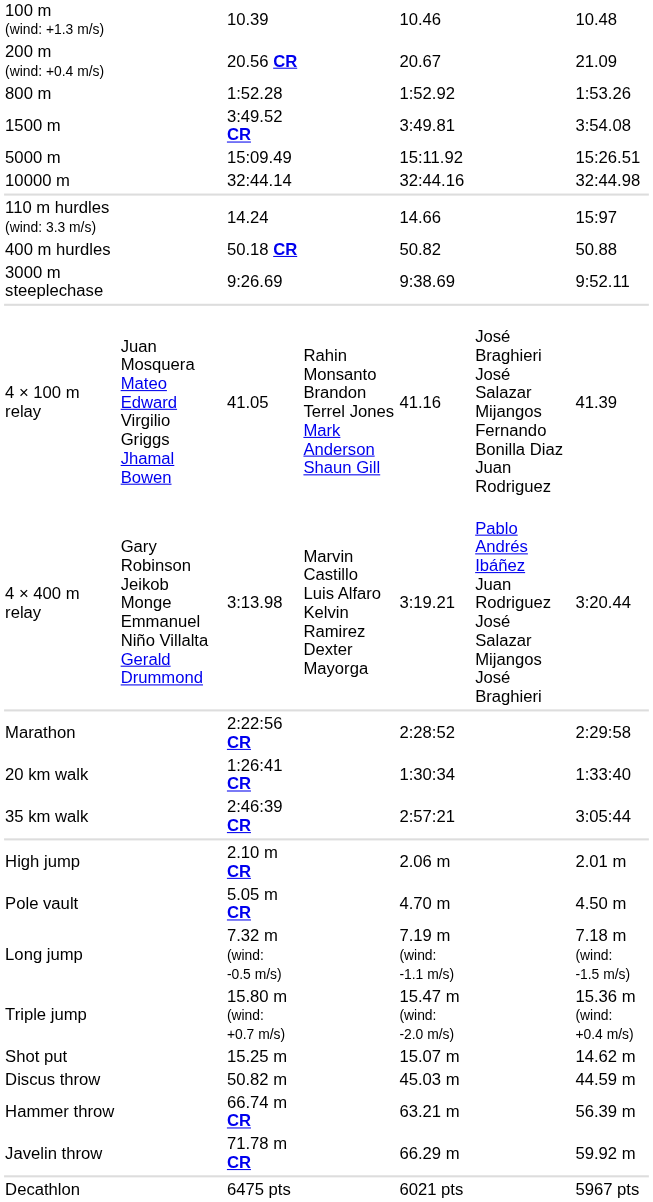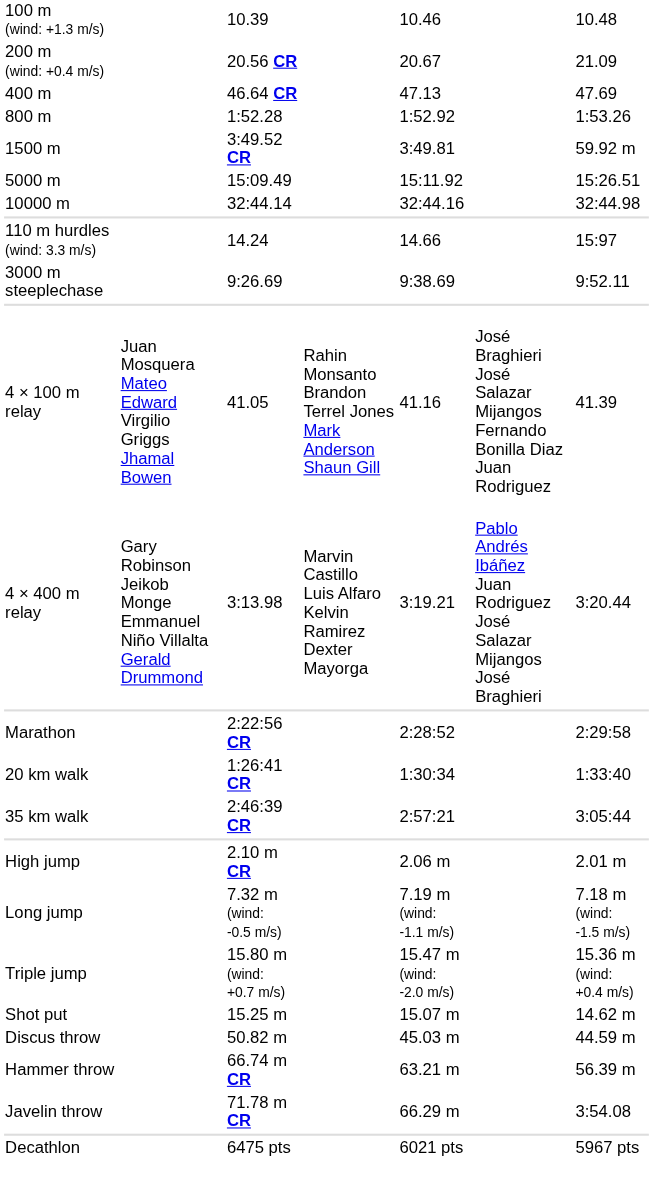+ row: (28, 93)
(603, 125) 3:54.08 -> (605, 148) 59.92 m
- row: (58, 249)
- row: (42, 903)
(605, 1153) 59.92 m -> (603, 1111) 3:54.08
